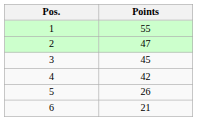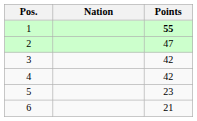+ column: (98, 12)
(146, 28) normal -> (168, 28) bold
(146, 60) 45 -> (168, 60) 42
(146, 92) 26 -> (168, 92) 23
